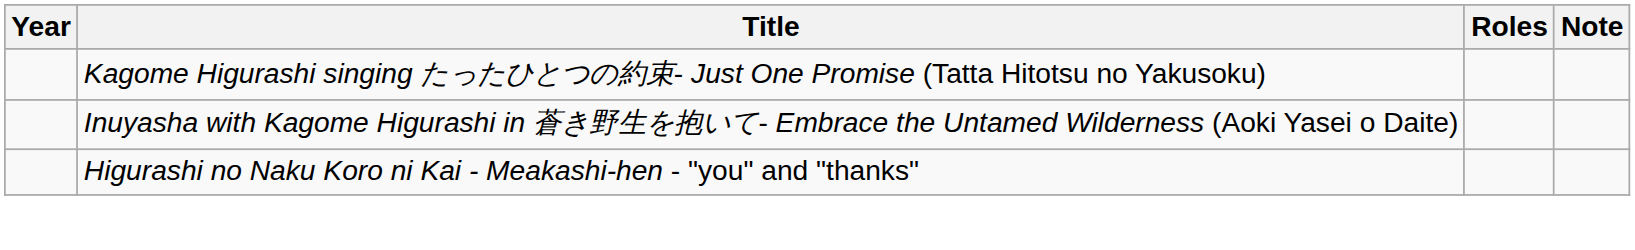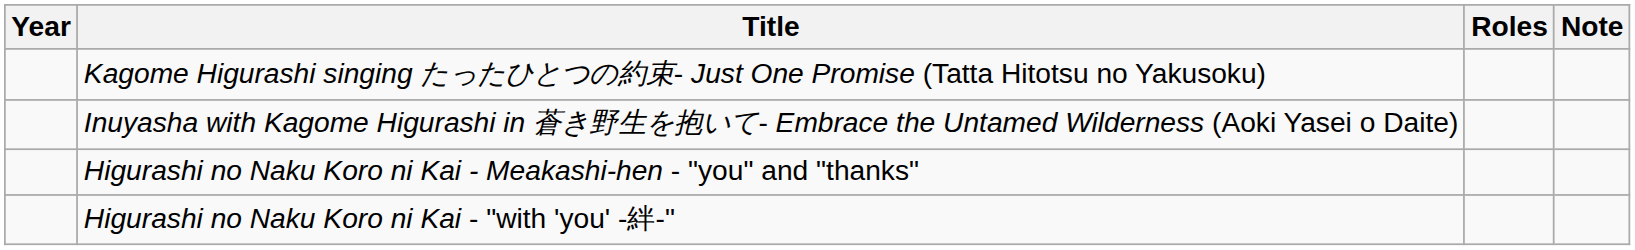+ row: (379, 217)
